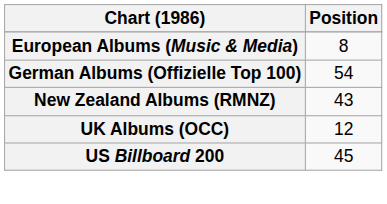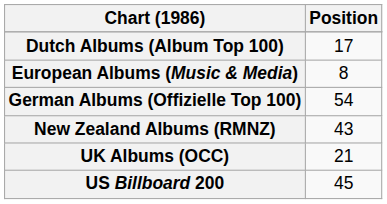+ row: (155, 45)
(344, 128) 12 -> (344, 156) 21
